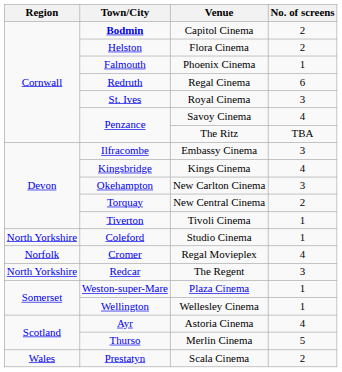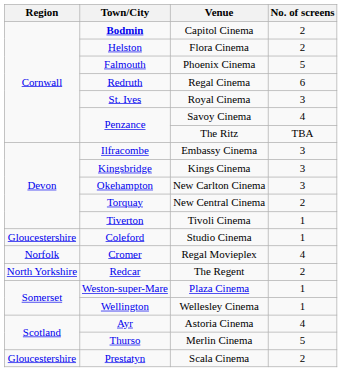(302, 64) 1 -> (302, 64) 5
(302, 168) 4 -> (302, 168) 3
(42, 237) North Yorkshire -> (42, 237) Gloucestershire
(302, 271) 3 -> (302, 271) 2
(42, 358) Wales -> (42, 358) Gloucestershire
